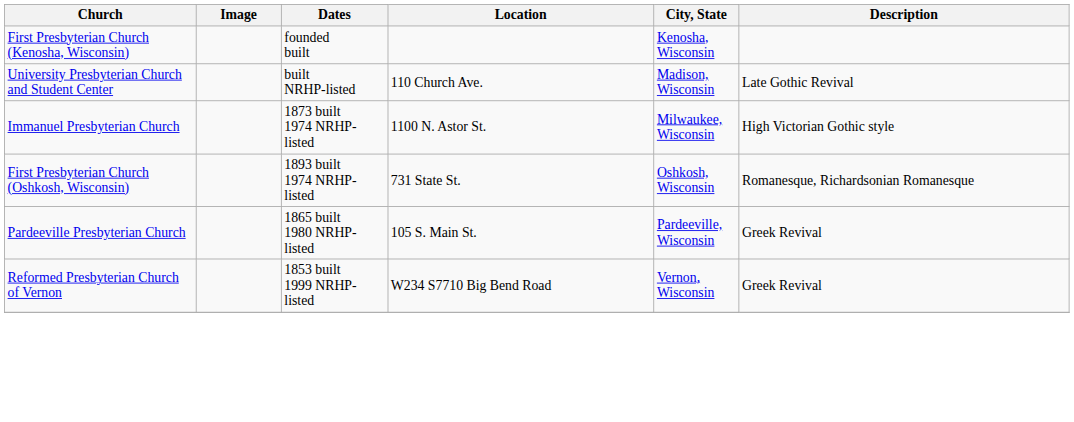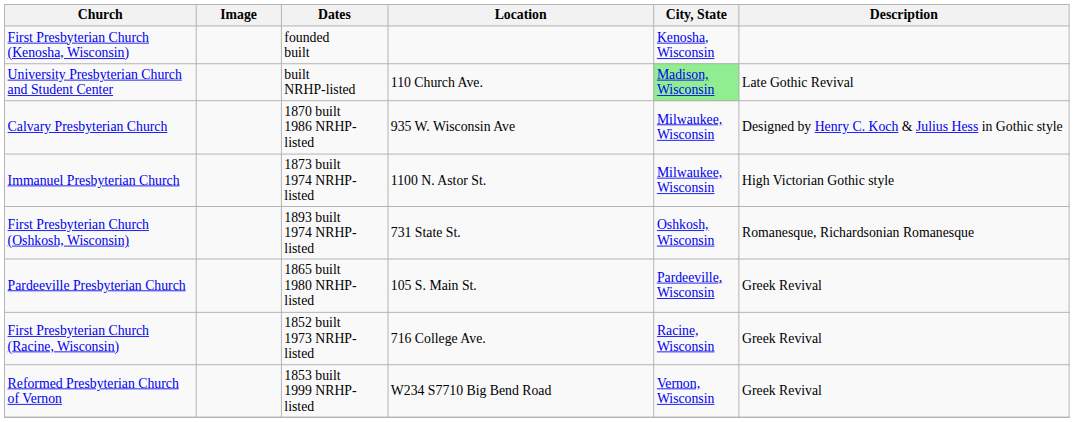(686, 82) no background -> (686, 82) lightgreen background
+ row: (87, 127)
+ row: (78, 338)
